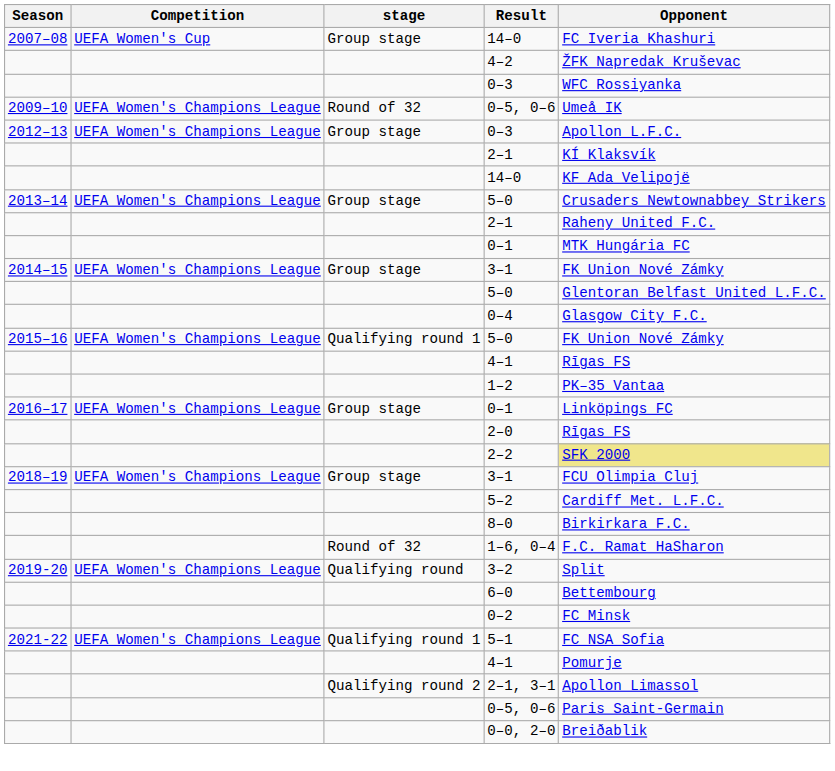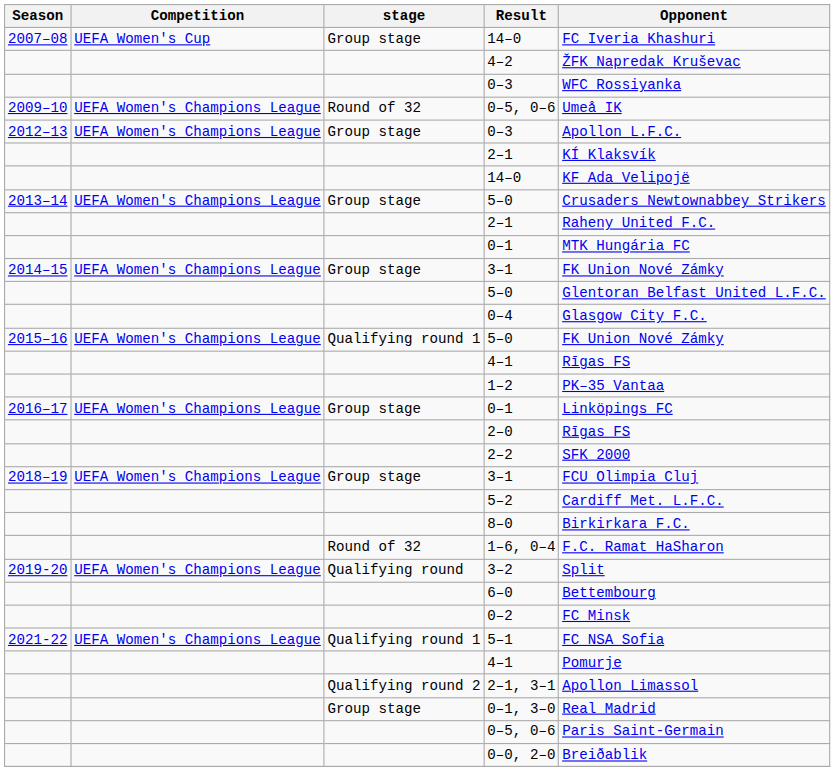(596, 455) khaki background -> (596, 455) no background
+ row: (38, 709)
